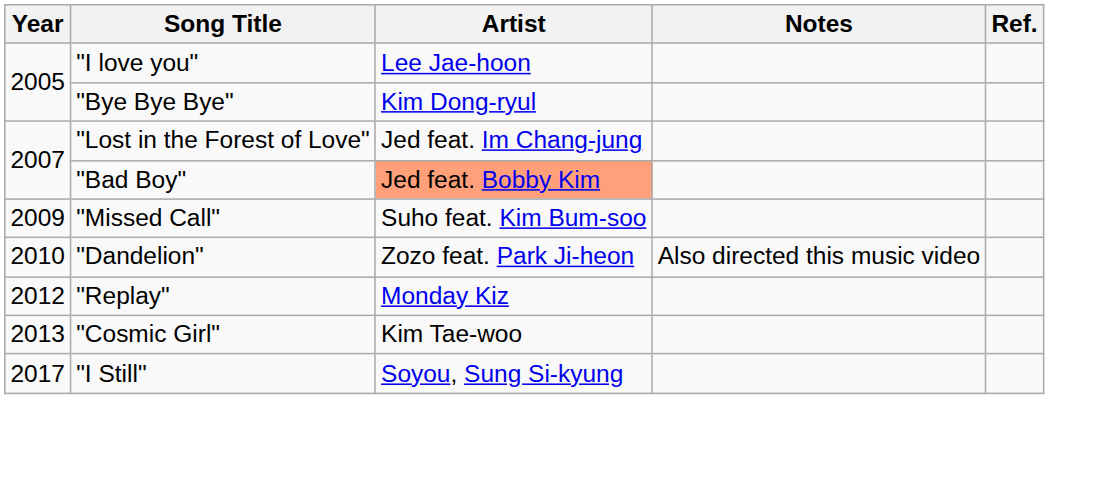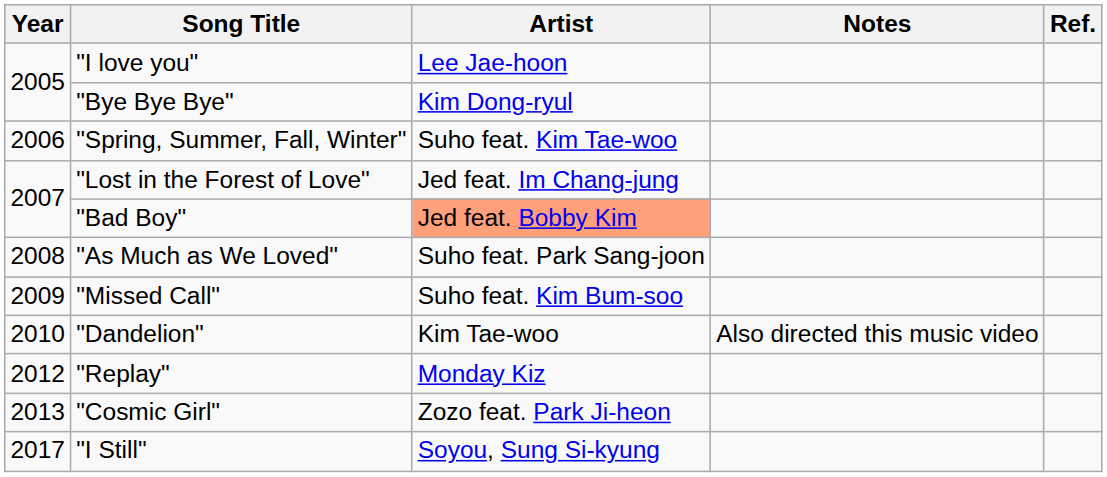+ row: (241, 140)
+ row: (207, 256)
(508, 256) Zozo feat. Park Ji-heon -> (488, 334) Kim Tae-woo
(452, 334) Kim Tae-woo -> (544, 412) Zozo feat. Park Ji-heon
